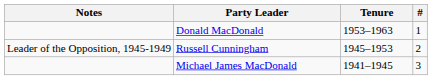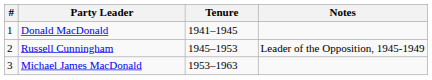columns swapped: (420, 13) <-> (89, 13)
(368, 30) 1953–1963 -> (213, 30) 1941–1945
(368, 65) 1941–1945 -> (213, 65) 1953–1963
